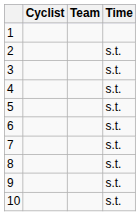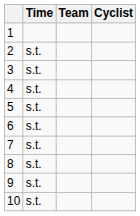columns swapped: (45, 13) <-> (119, 13)
